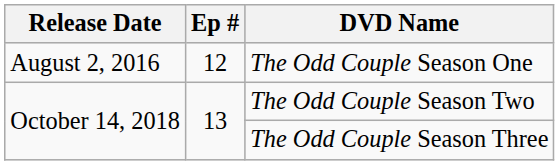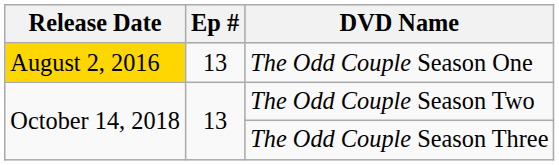(85, 62) no background -> (85, 62) gold background
(215, 62) 12 -> (215, 62) 13
